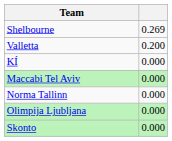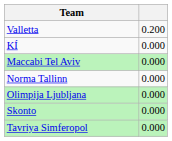- row: (30, 29)
+ row: (47, 128)
